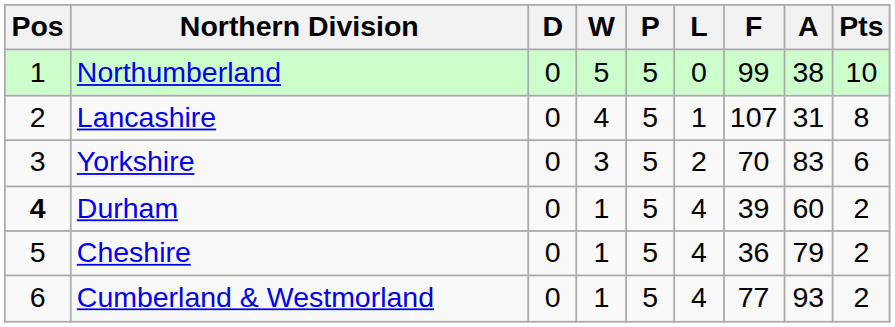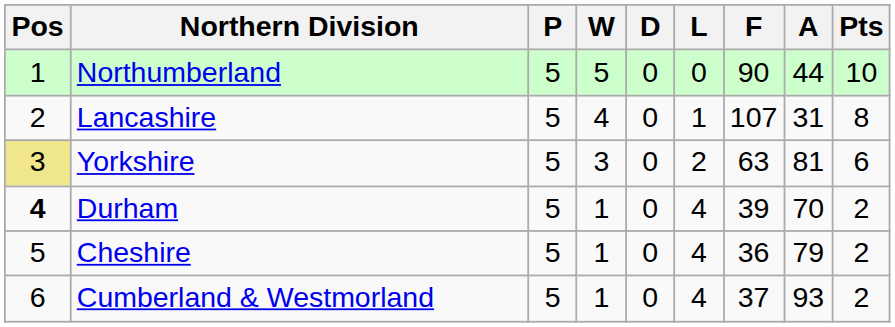columns swapped: (650, 27) <-> (553, 27)
(754, 72) 99 -> (754, 72) 90
(808, 72) 38 -> (808, 72) 44
(38, 162) no background -> (38, 162) khaki background
(754, 162) 70 -> (754, 162) 63
(808, 162) 83 -> (808, 162) 81
(808, 207) 60 -> (808, 207) 70
(754, 298) 77 -> (754, 298) 37
